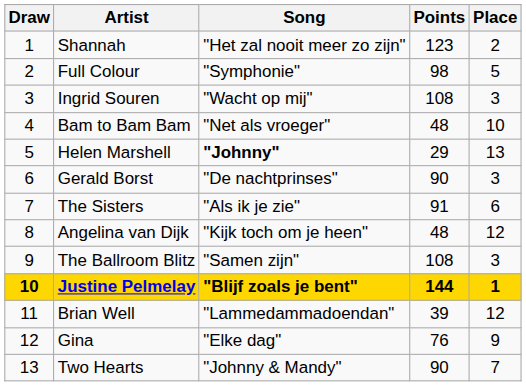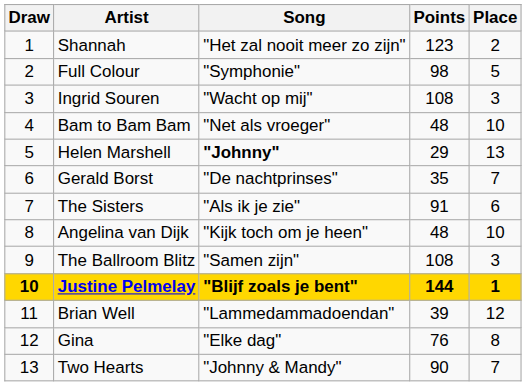(439, 179) 90 -> (439, 179) 35
(495, 179) 3 -> (495, 179) 7
(495, 233) 12 -> (495, 233) 10
(495, 340) 9 -> (495, 340) 8
